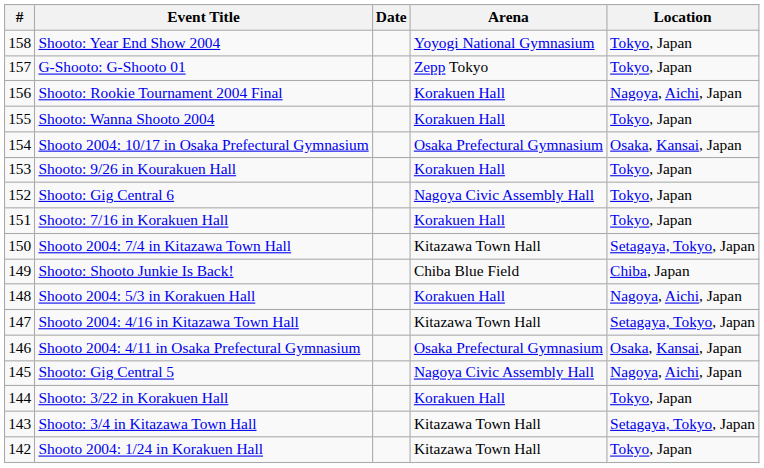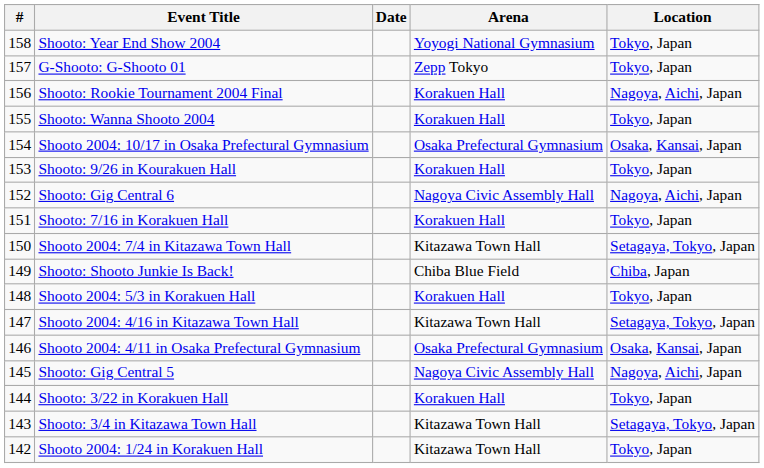(651, 195) Tokyo, Japan -> (676, 195) Nagoya, Aichi, Japan
(676, 297) Nagoya, Aichi, Japan -> (651, 297) Tokyo, Japan
